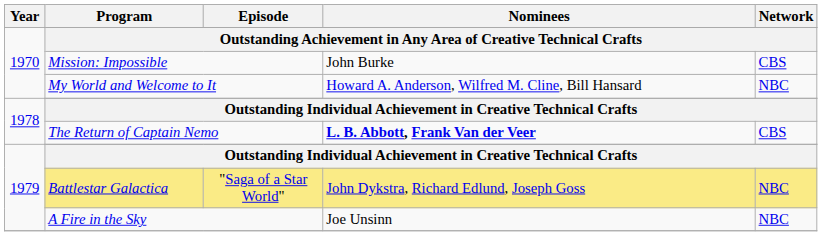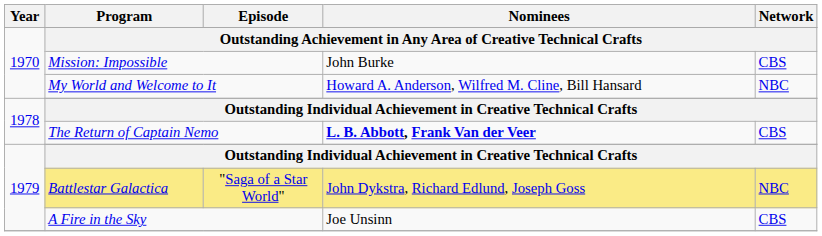(774, 219) NBC -> (773, 219) CBS
